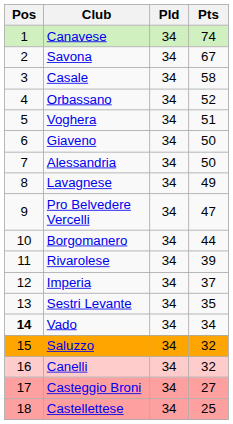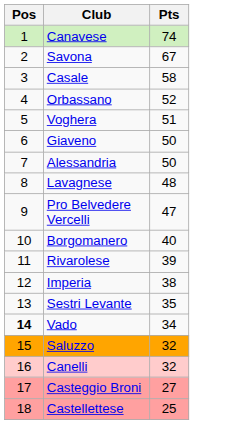- column: (169, 15)
(208, 183) 49 -> (169, 183) 48
(208, 240) 44 -> (169, 240) 40
(208, 282) 37 -> (169, 282) 38
